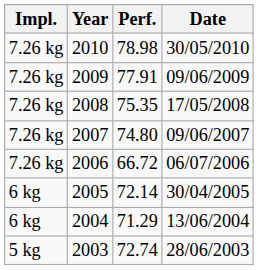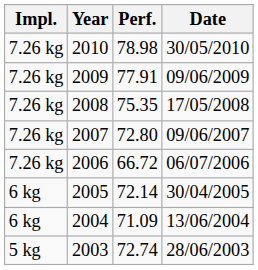(137, 134) 74.80 -> (137, 134) 72.80
(137, 221) 71.29 -> (137, 221) 71.09
